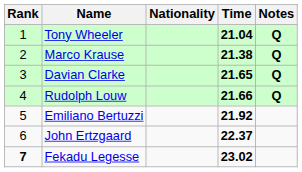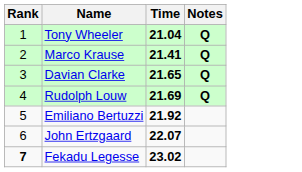- column: (182, 14)
(237, 55) 21.38 -> (165, 55) 21.41
(237, 95) 21.66 -> (165, 95) 21.69
(237, 136) 22.37 -> (165, 136) 22.07
